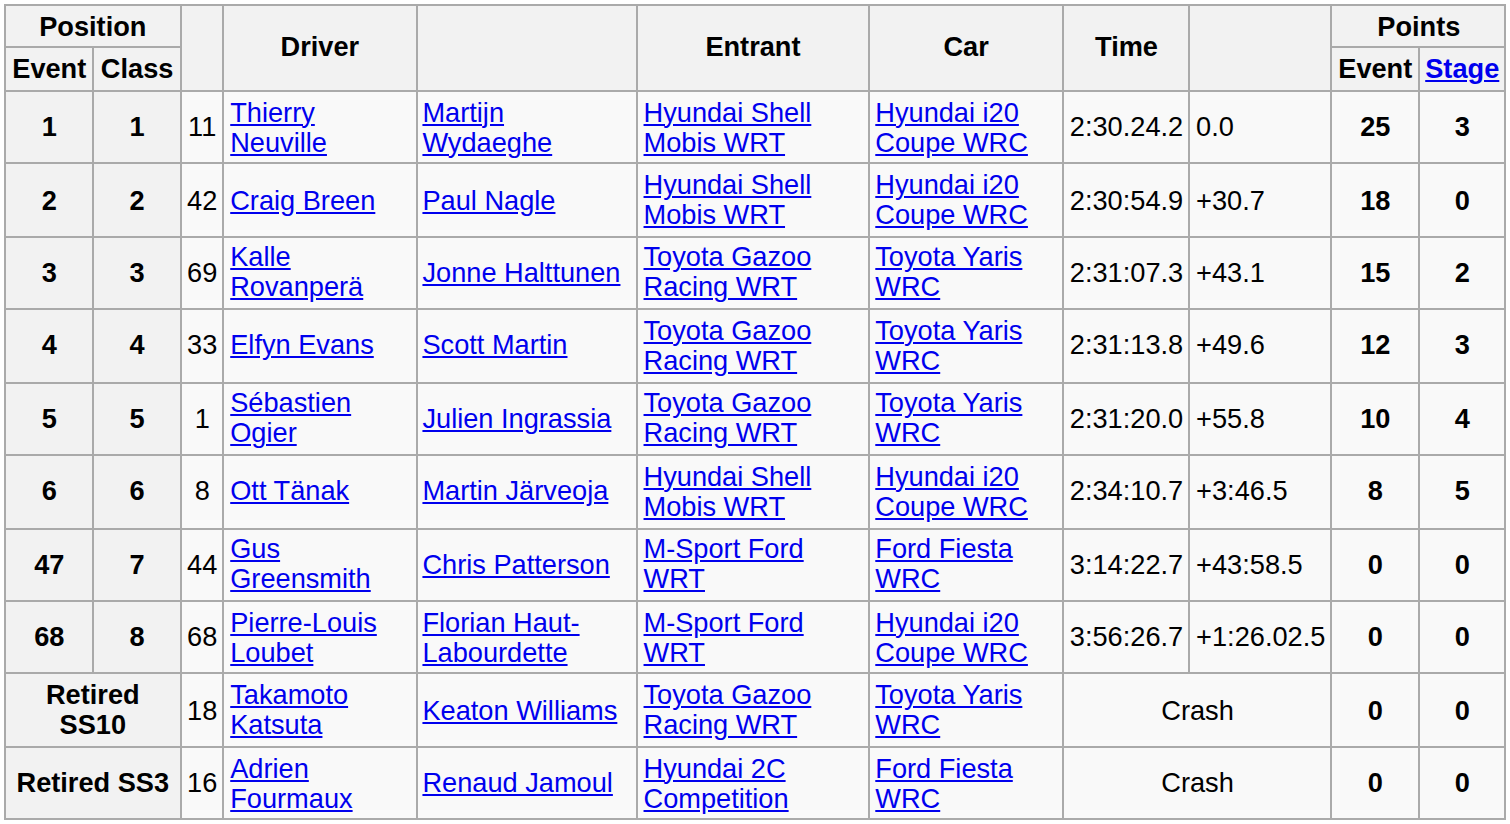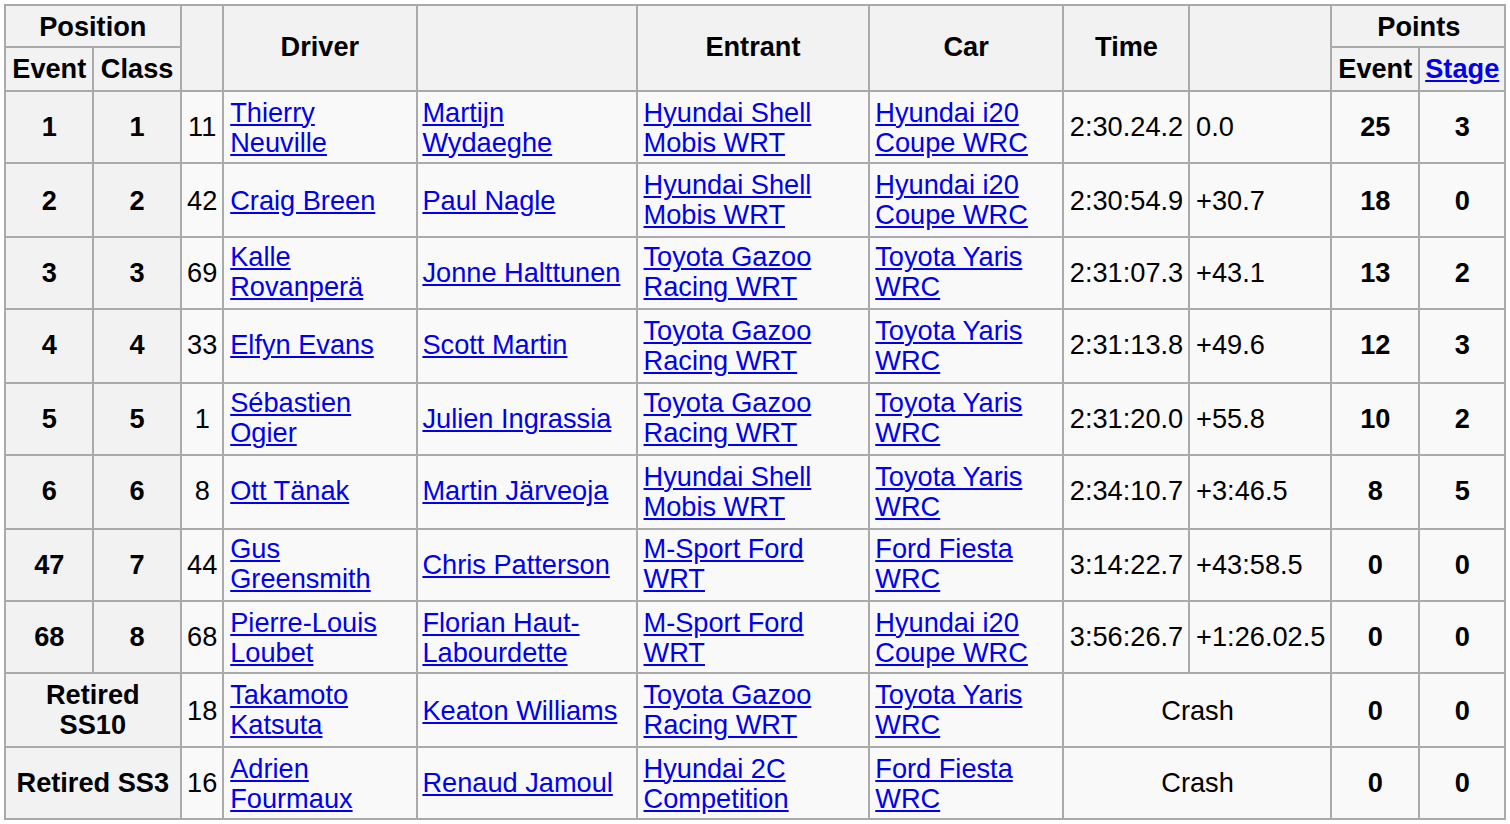(1375, 273) 15 -> (1375, 273) 13
(1462, 418) 4 -> (1462, 418) 2
(952, 491) Hyundai i20 Coupe WRC -> (949, 491) Toyota Yaris WRC
